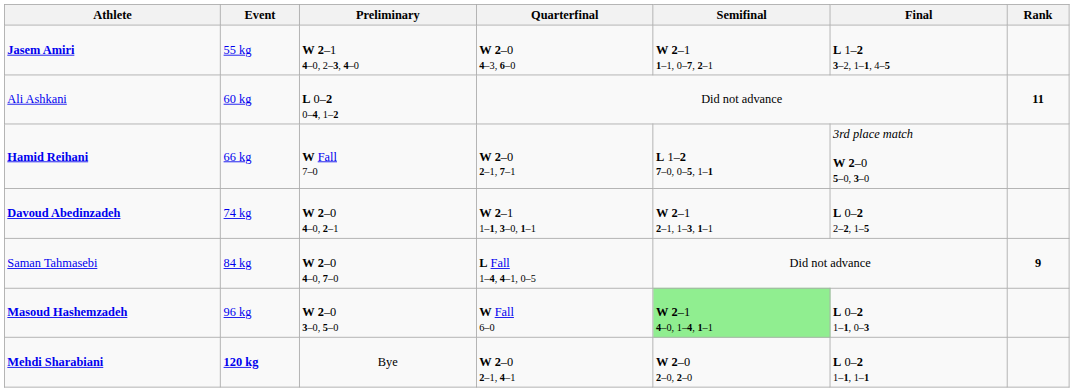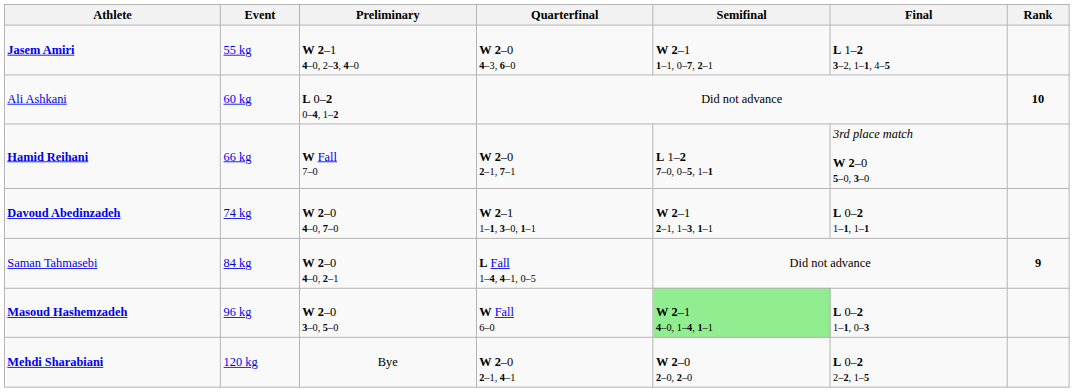(1038, 99) 11 -> (1038, 99) 10
(320, 221) W 2–0 4–0, 2–1 -> (320, 221) W 2–0 4–0, 7–0
(851, 221) L 0–2 2–2, 1–5 -> (851, 221) L 0–2 1–1, 1–1
(320, 270) W 2–0 4–0, 7–0 -> (320, 270) W 2–0 4–0, 2–1
(241, 362) bold -> (241, 362) normal
(851, 370) L 0–2 1–1, 1–1 -> (851, 370) L 0–2 2–2, 1–5
